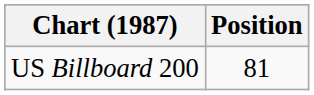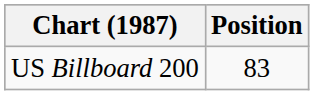(257, 67) 81 -> (257, 67) 83
